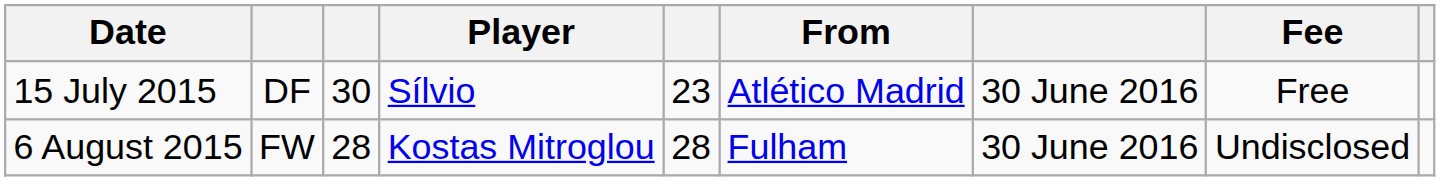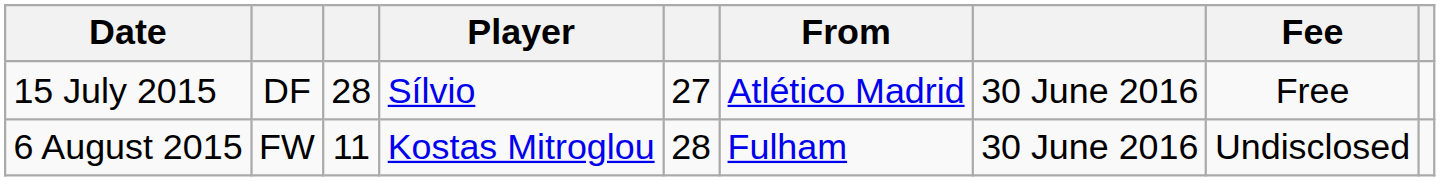(351, 89) 30 -> (351, 89) 28
(691, 89) 23 -> (691, 89) 27
(351, 146) 28 -> (351, 146) 11
